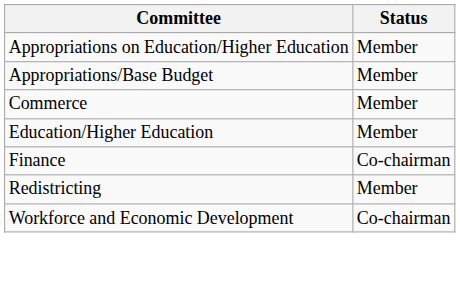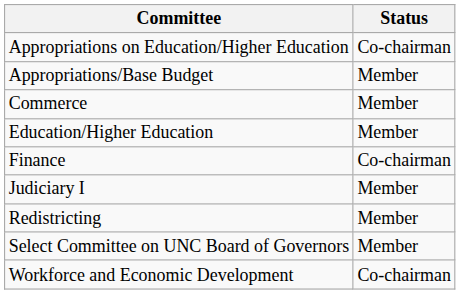(387, 47) Member -> (404, 47) Co-chairman
+ row: (47, 189)
+ row: (179, 246)
